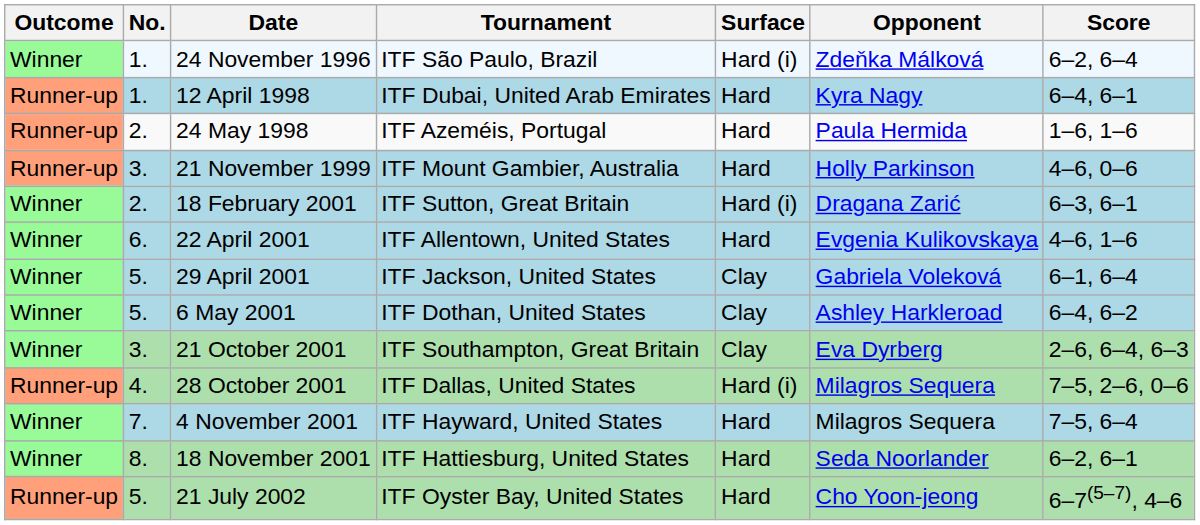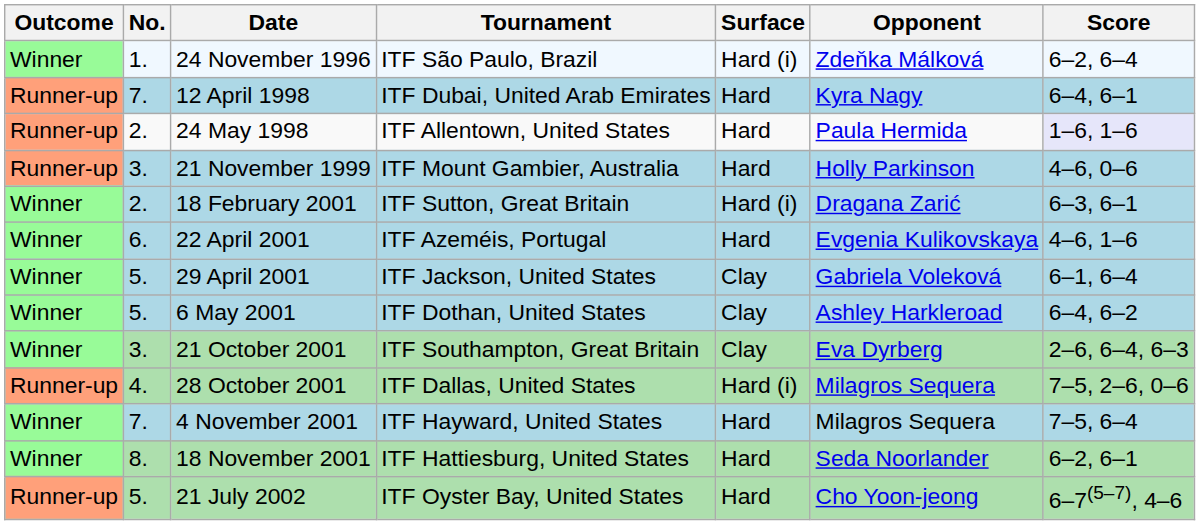(138, 95) 1. -> (138, 95) 7.
(494, 131) ITF Azeméis, Portugal -> (526, 131) ITF Allentown, United States
(1093, 131) no background -> (1093, 131) lavender background
(526, 240) ITF Allentown, United States -> (494, 240) ITF Azeméis, Portugal
